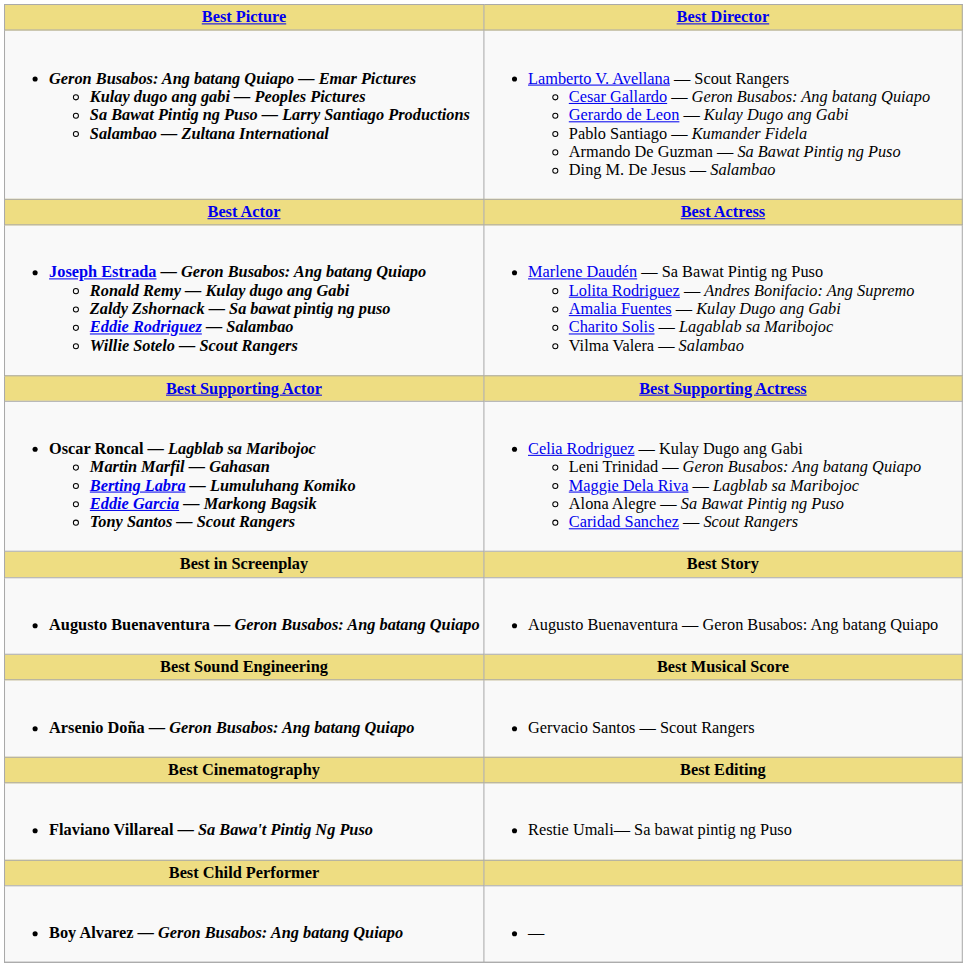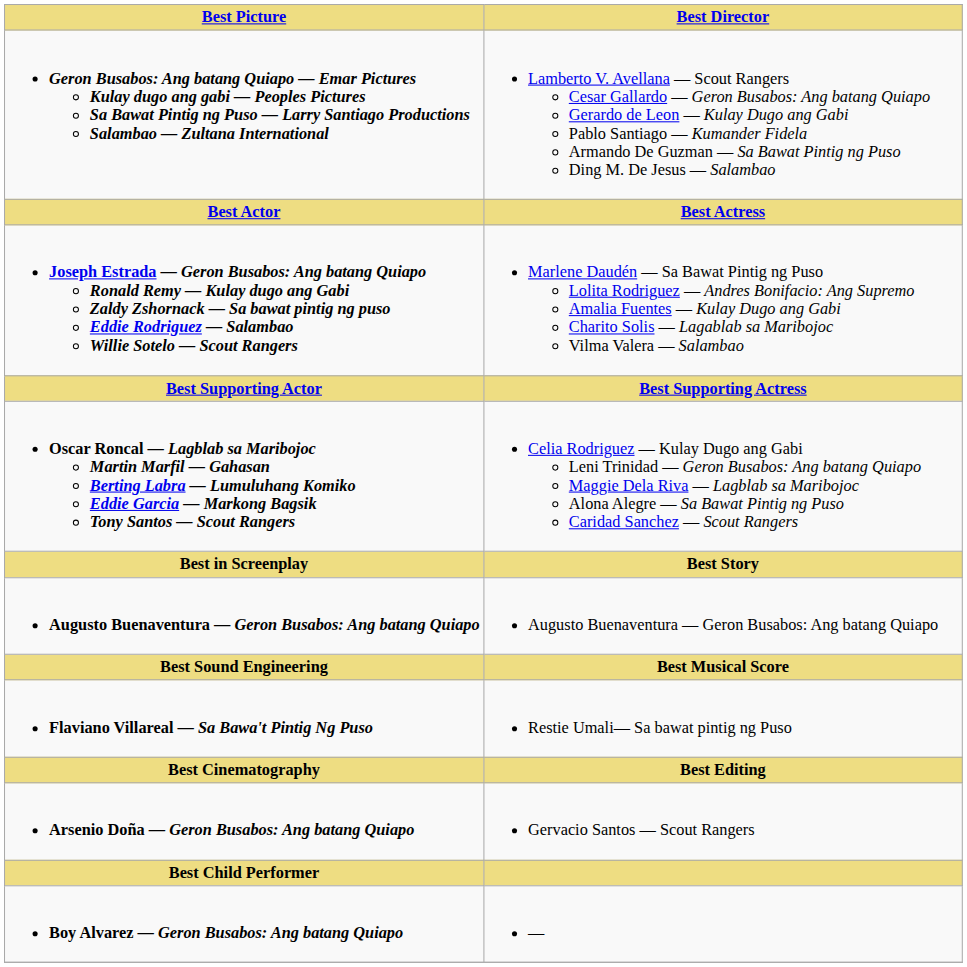rows swapped: (244, 831) <-> (244, 728)
